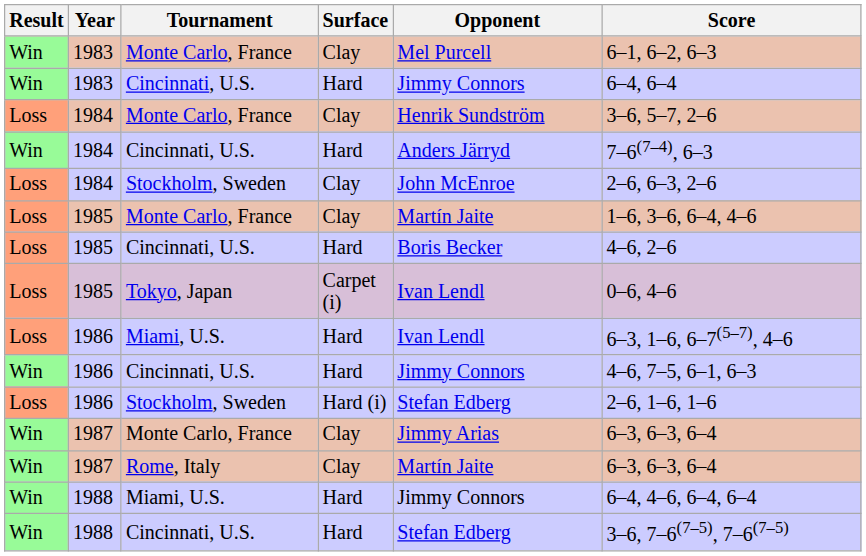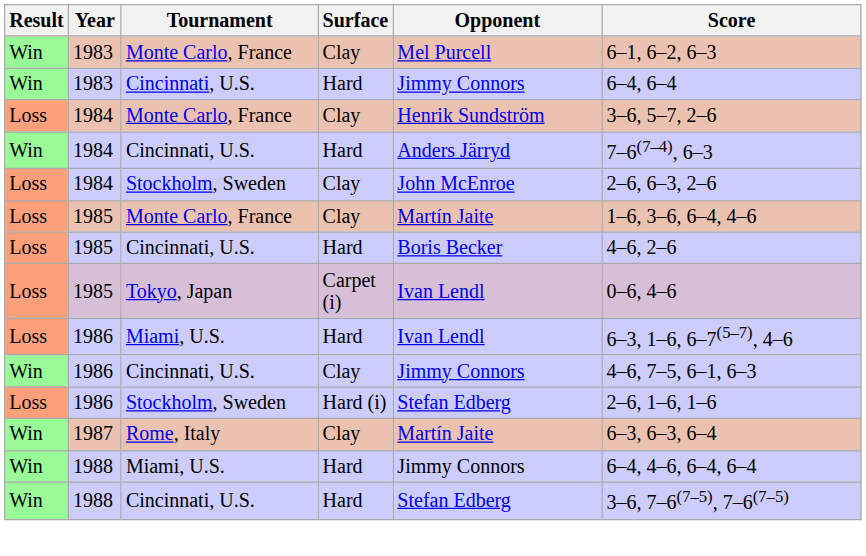(343, 370) Hard -> (341, 370) Clay
- row: (93, 434)
